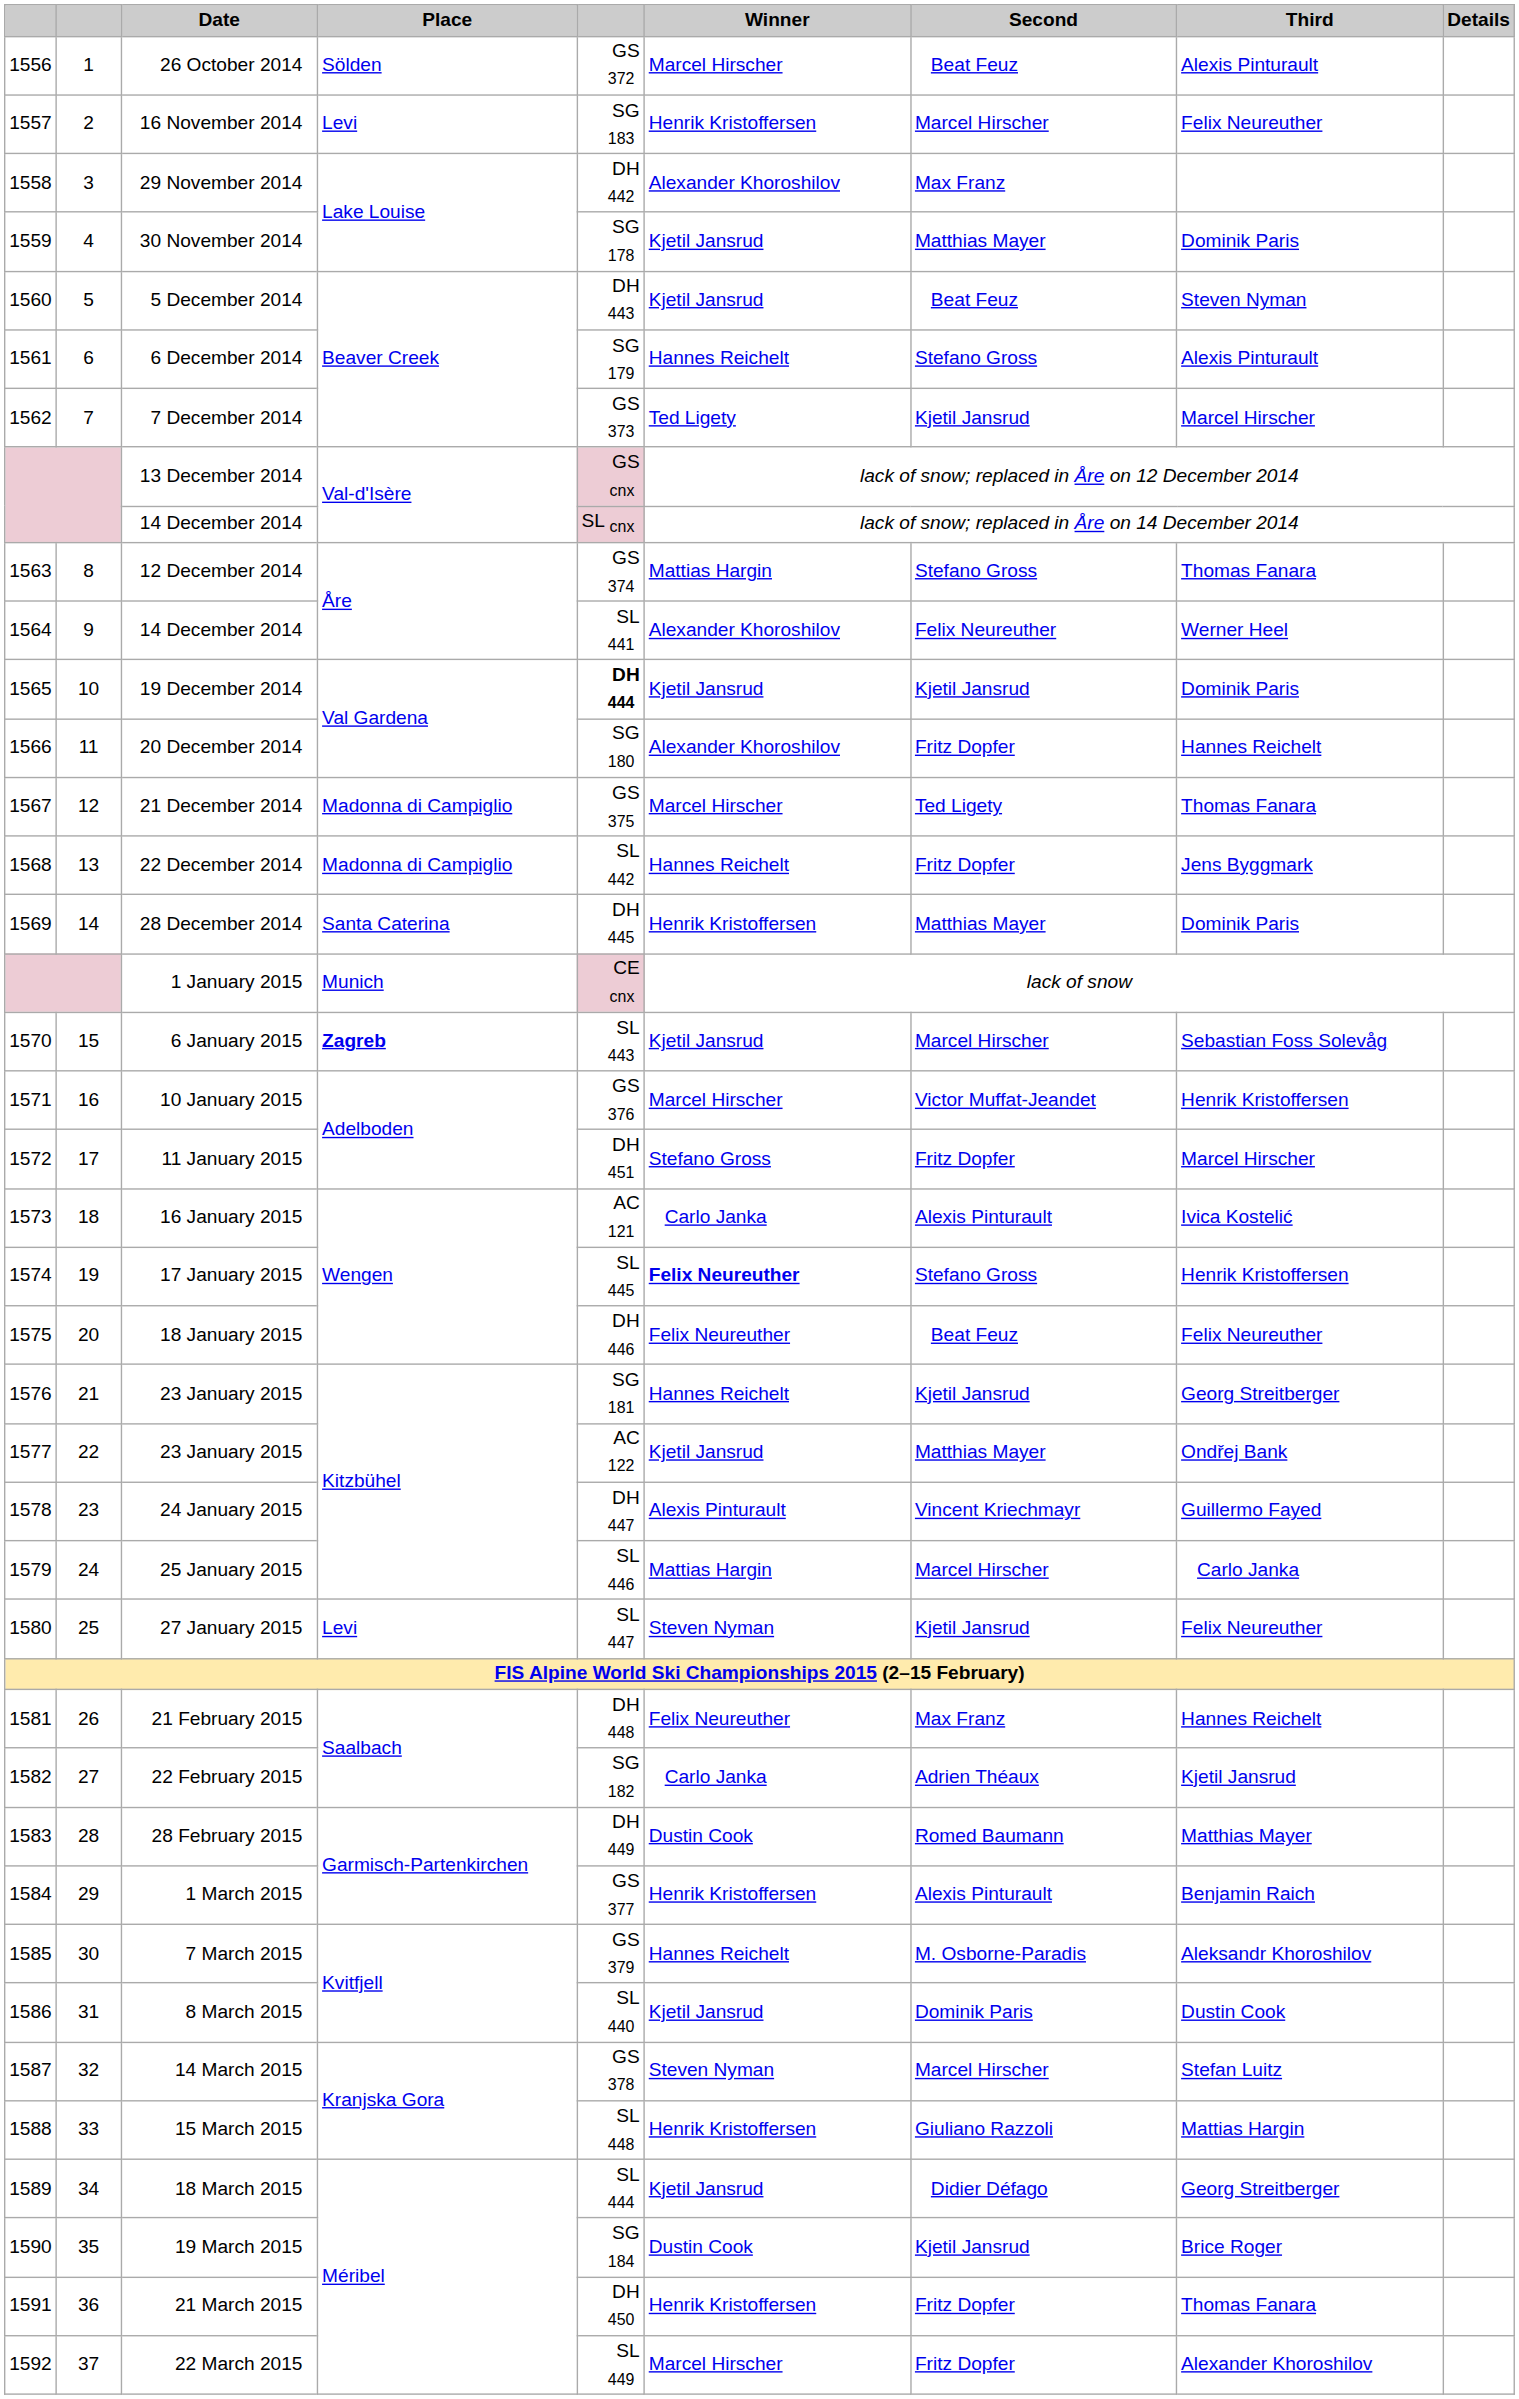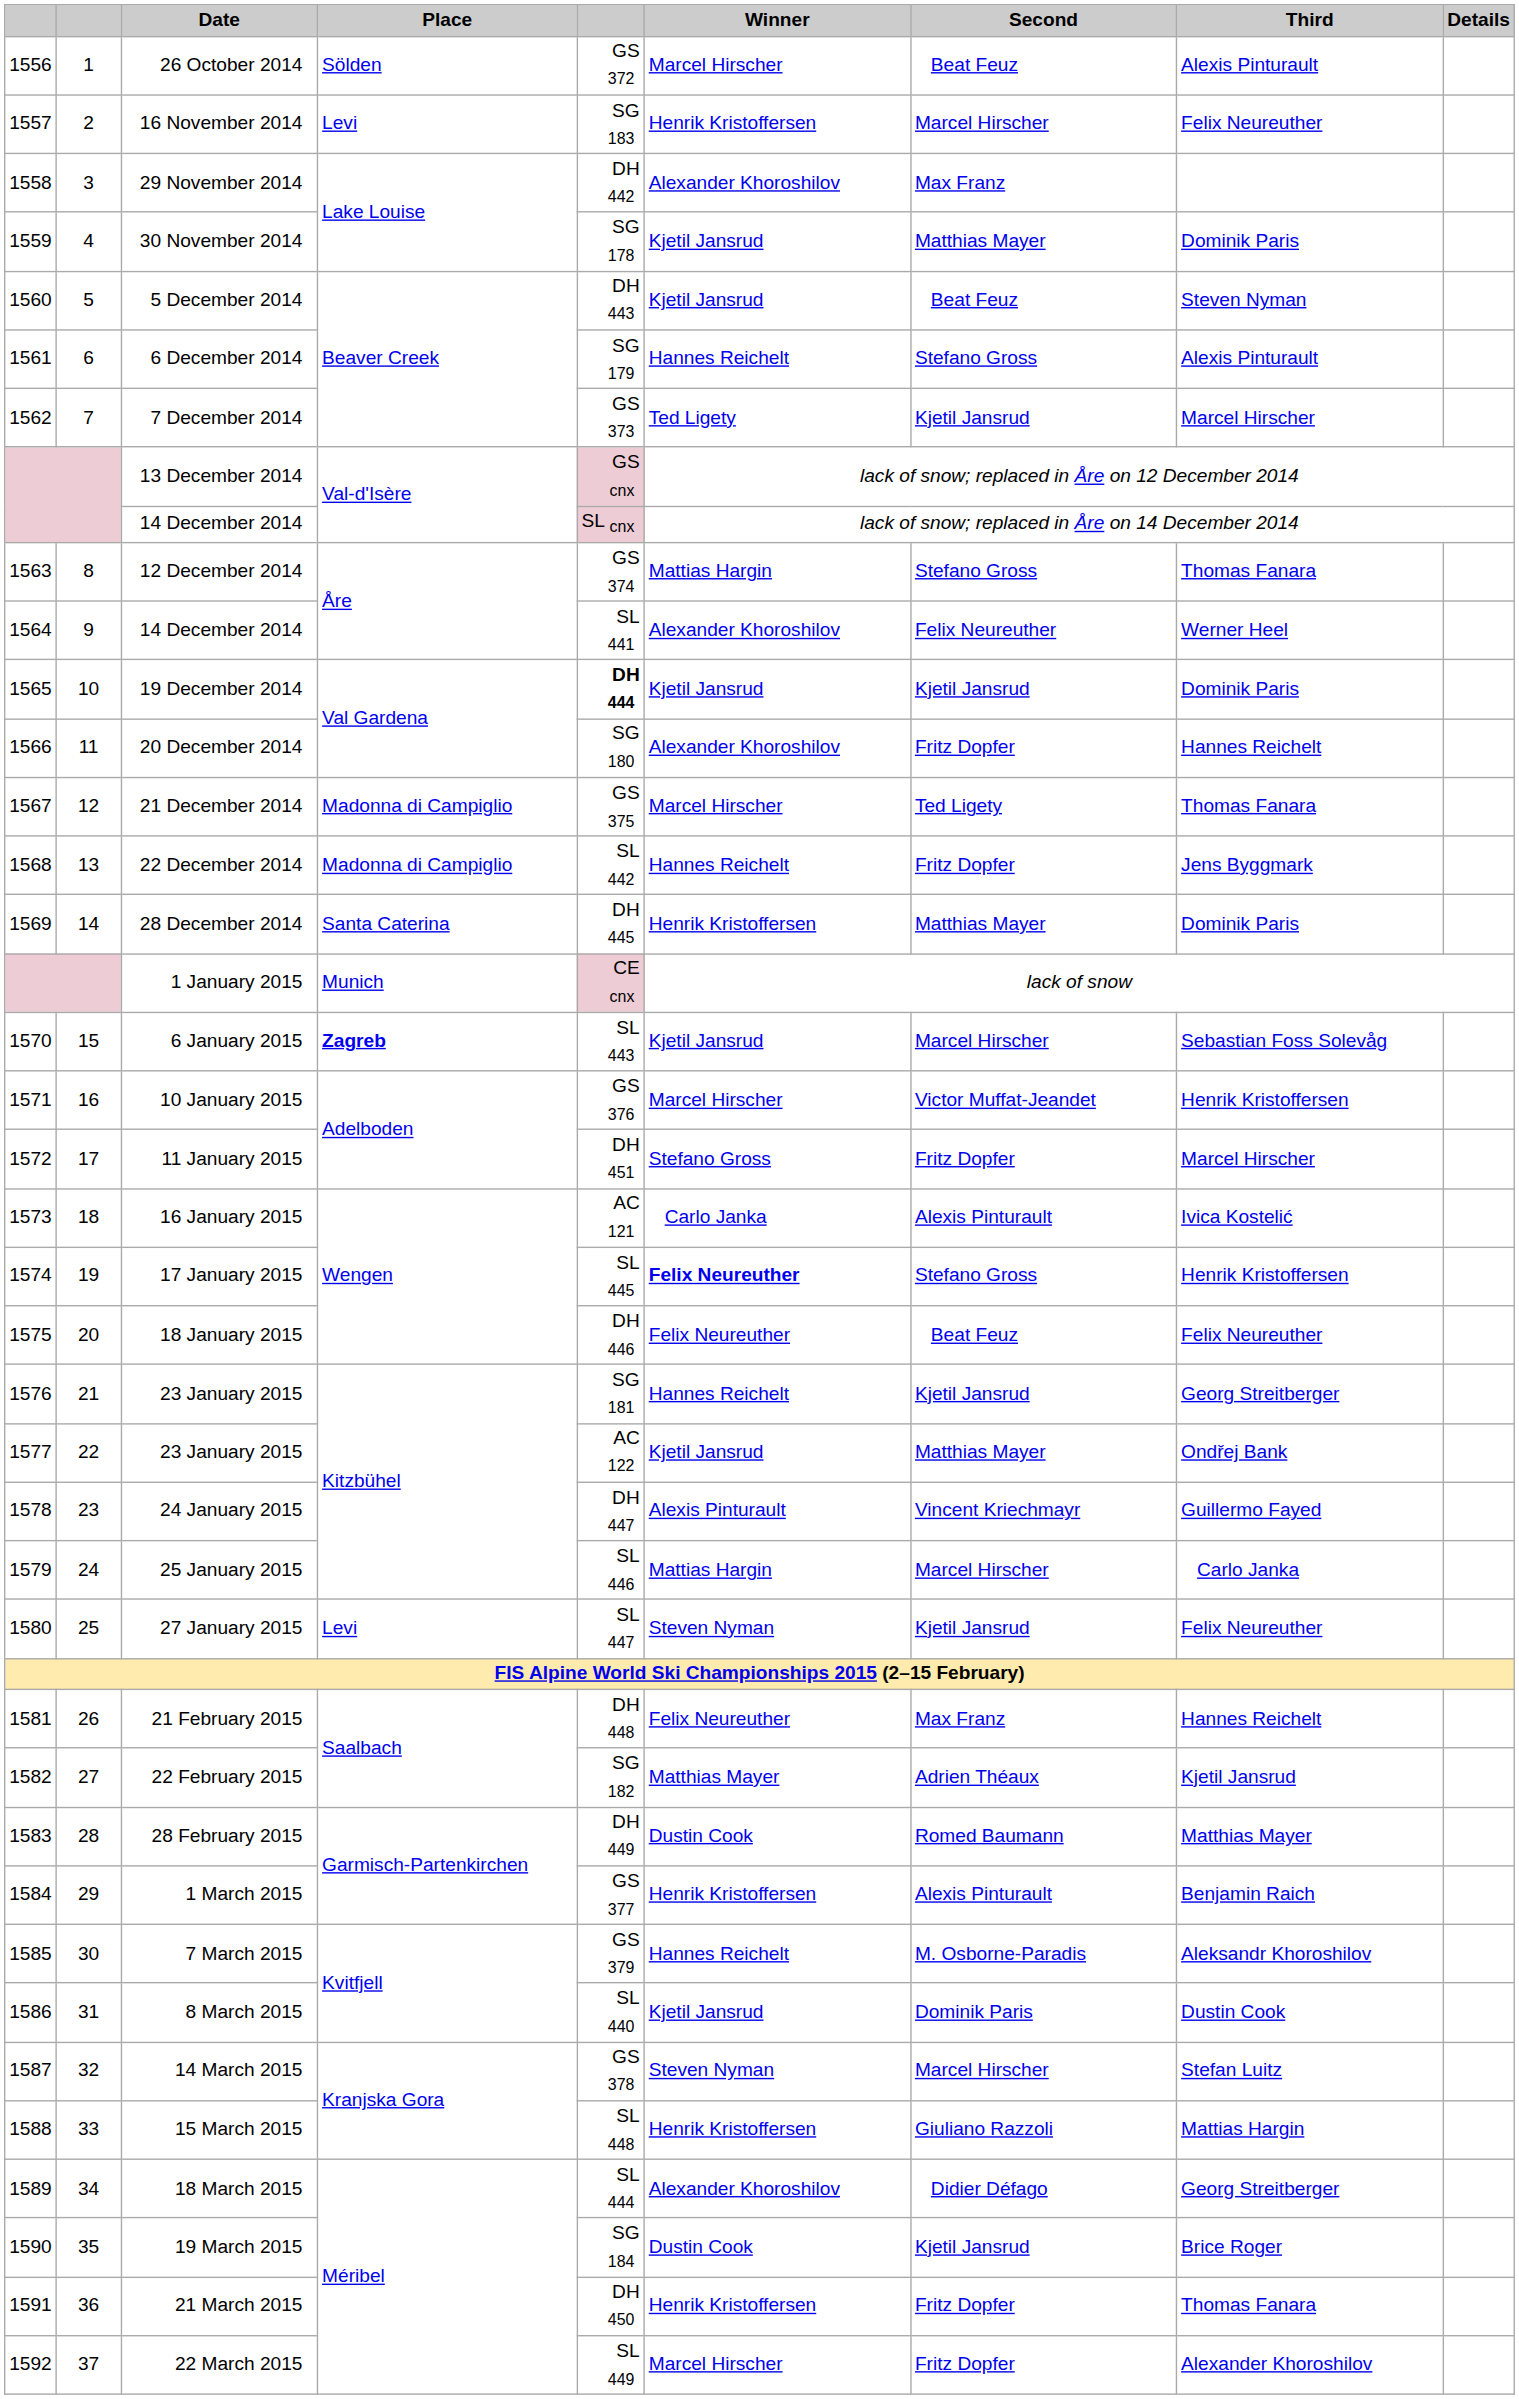(708, 1777) Carlo Janka -> (714, 1777) Matthias Mayer
(706, 2188) Kjetil Jansrud -> (744, 2188) Alexander Khoroshilov
